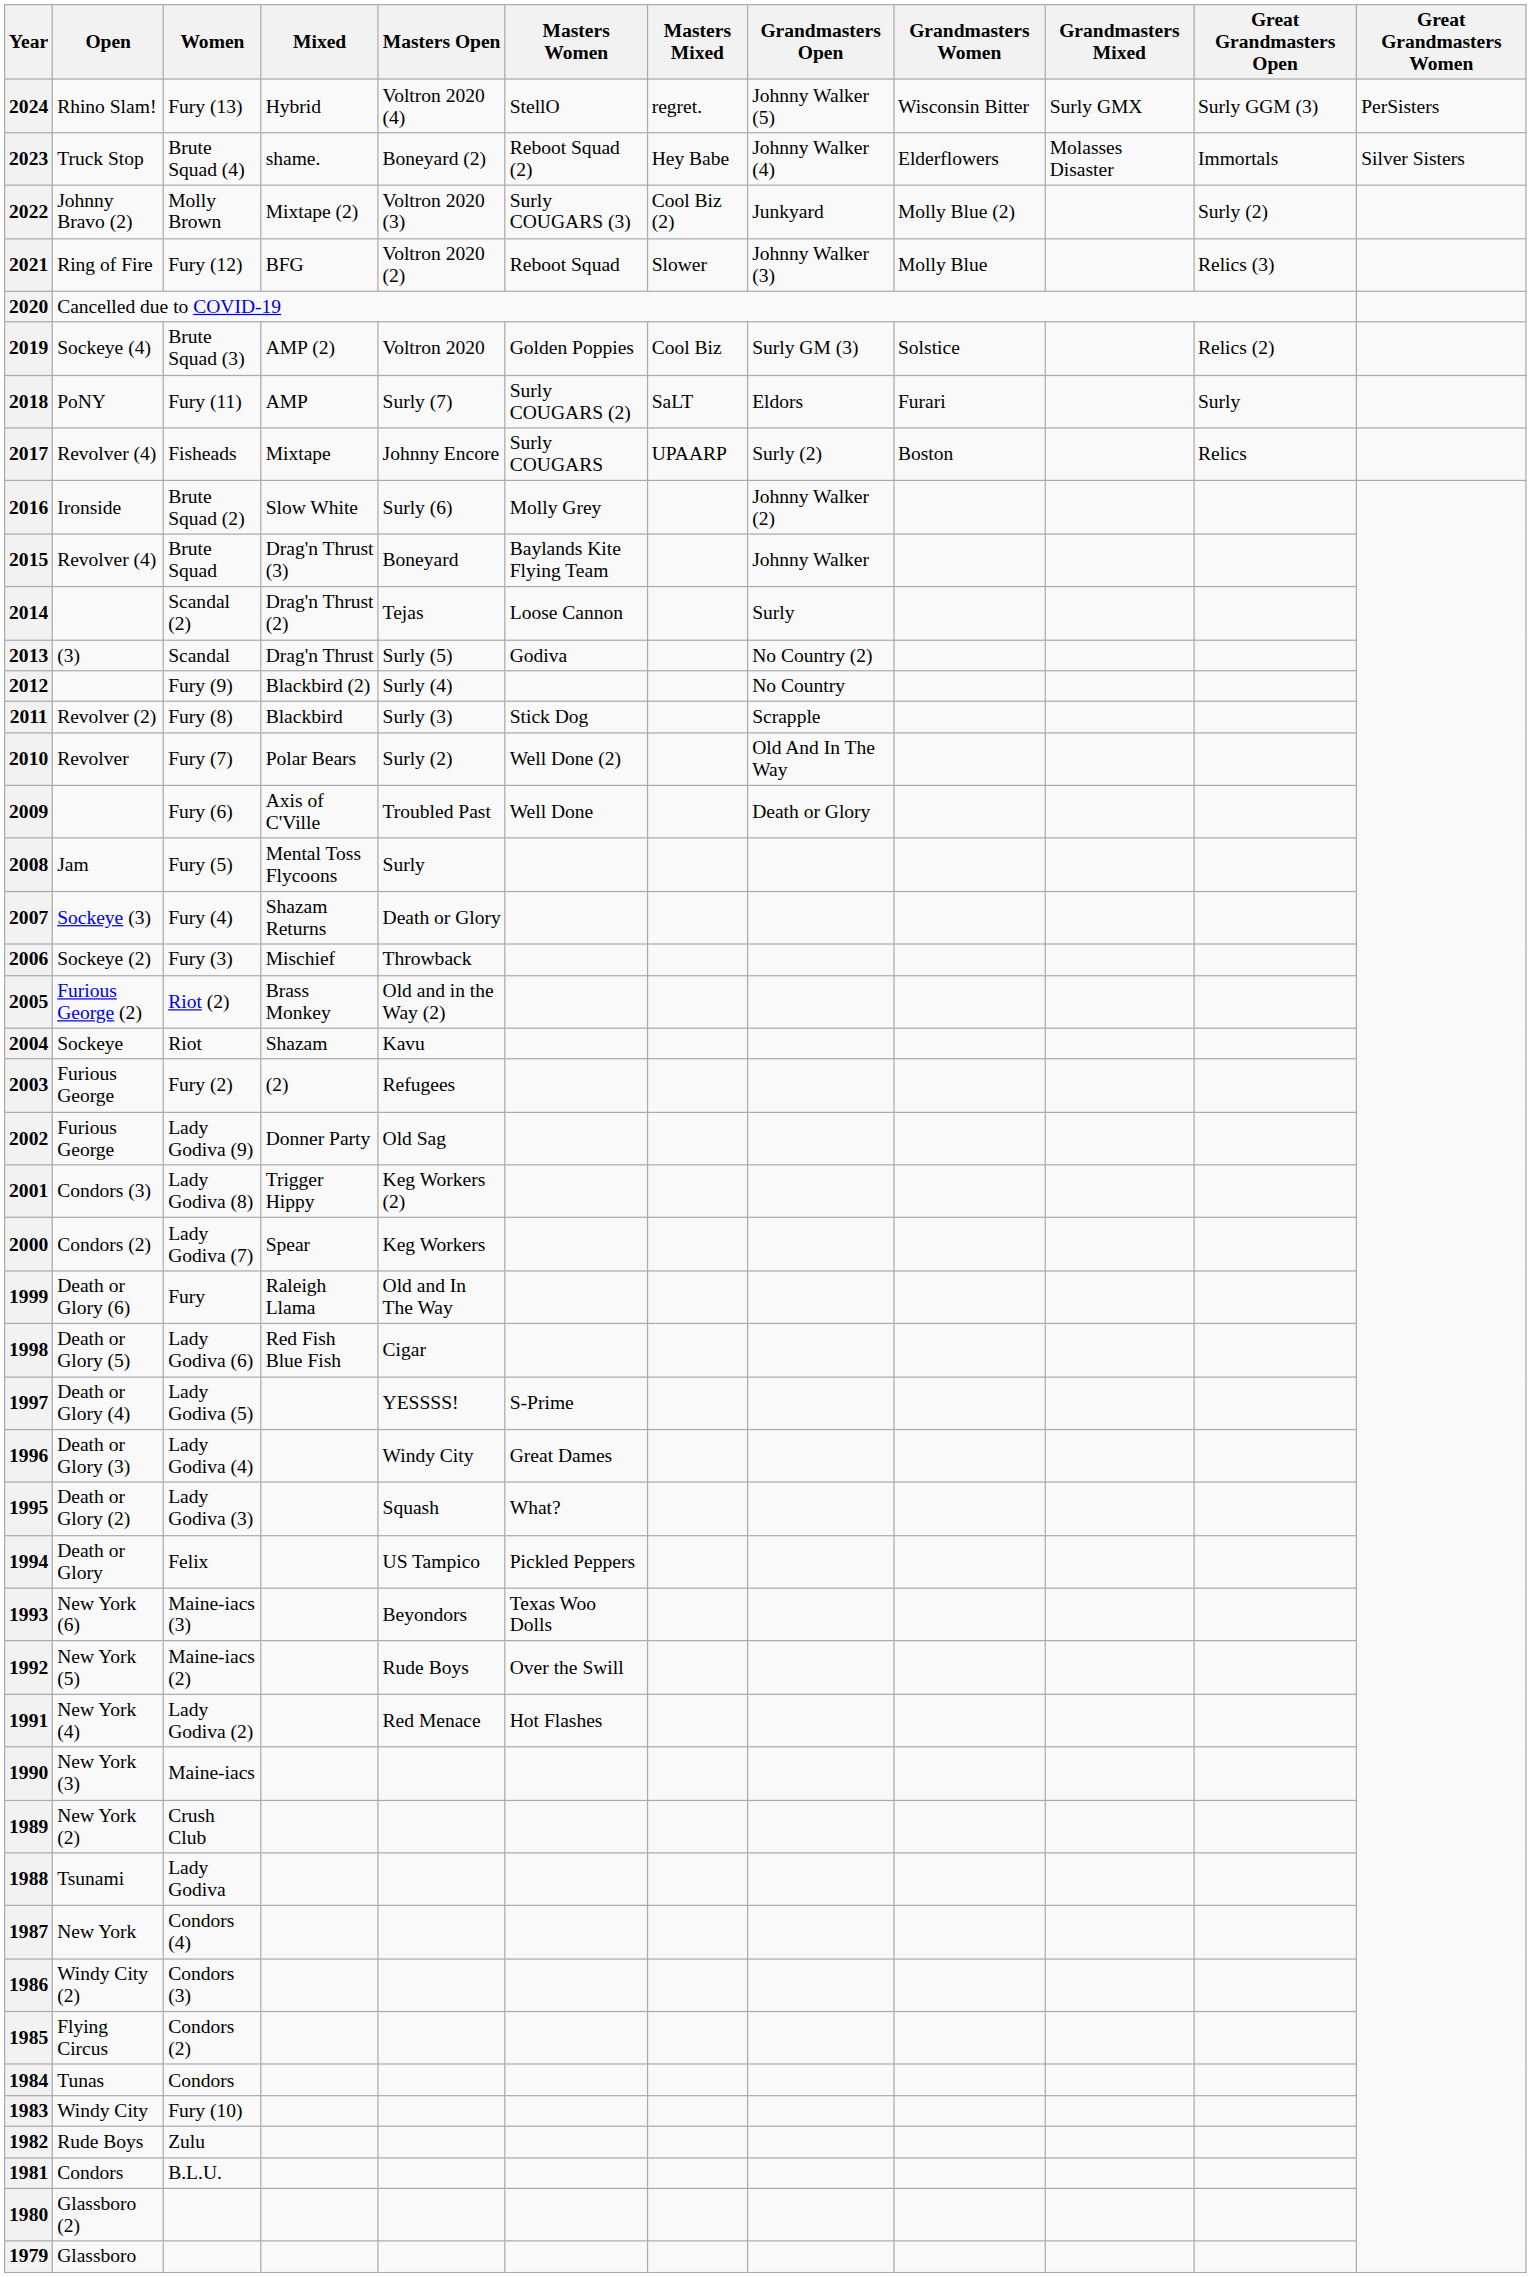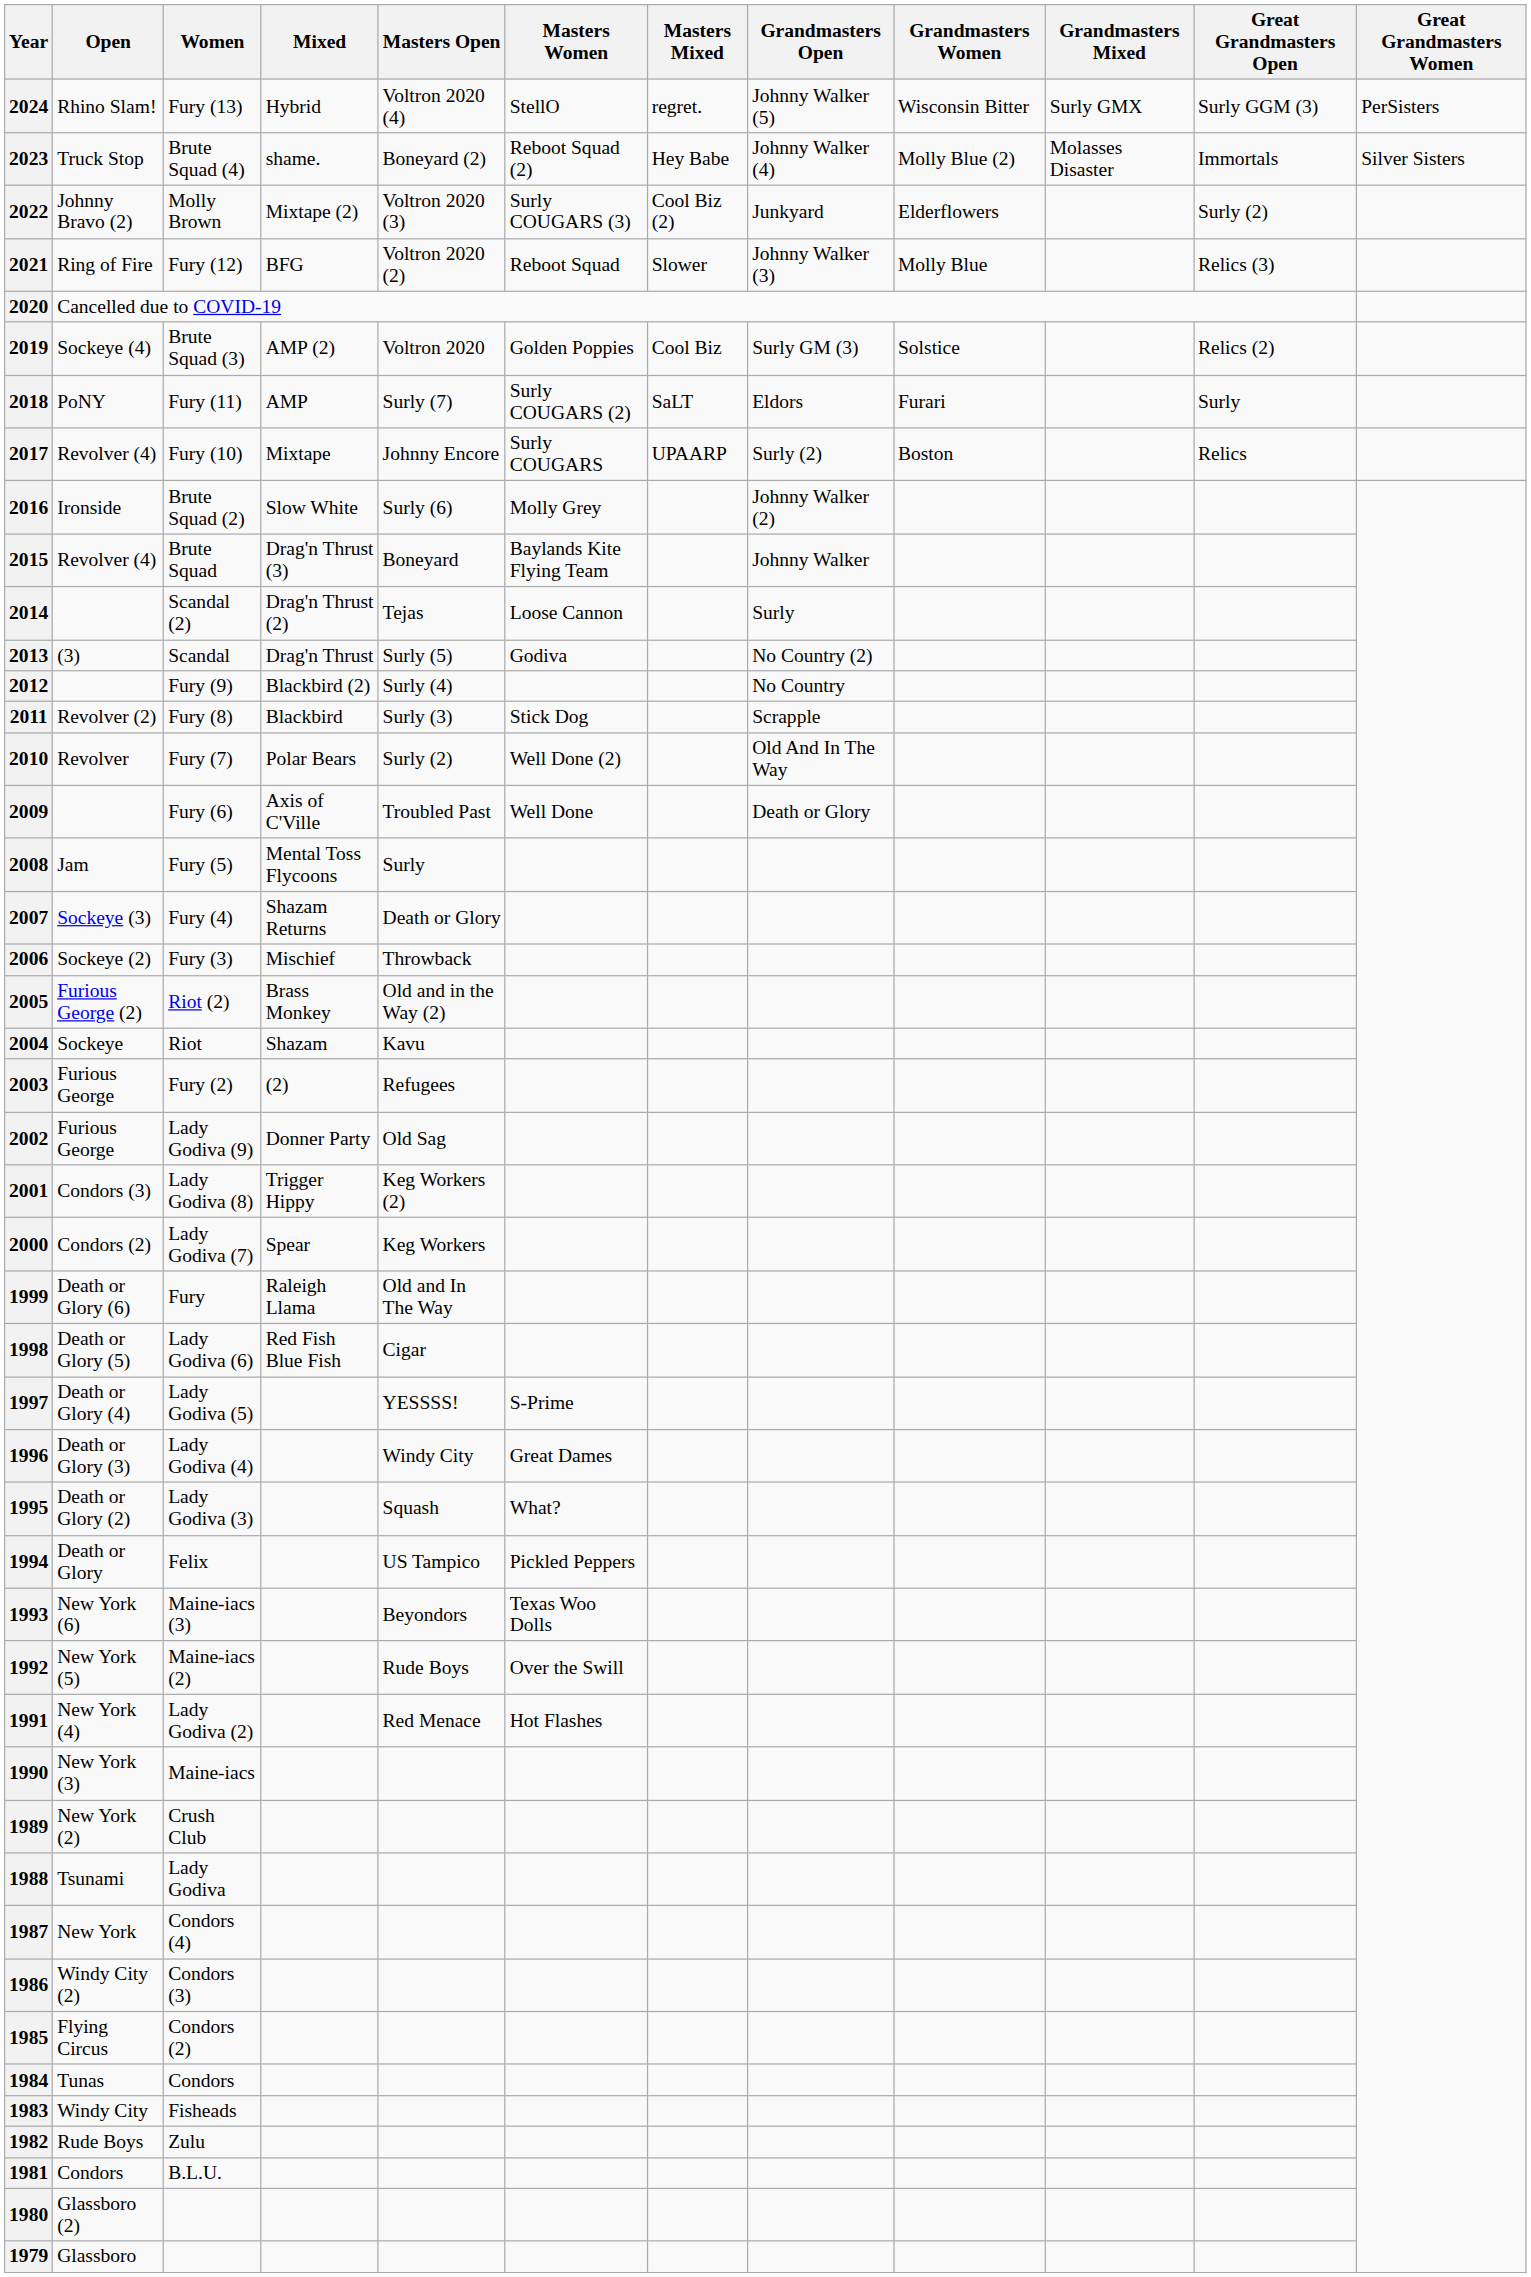(948, 158) Elderflowers -> (957, 158) Molly Blue (2)
(957, 211) Molly Blue (2) -> (948, 211) Elderflowers
(202, 454) Fisheads -> (205, 454) Fury (10)
(205, 2110) Fury (10) -> (202, 2110) Fisheads
